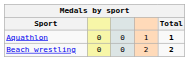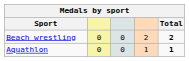rows swapped: (27, 36) <-> (41, 49)
